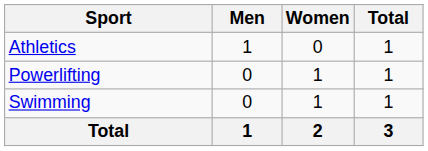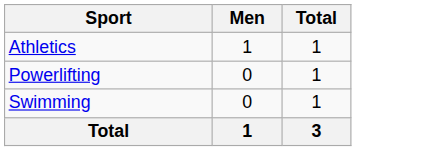- column: (318, 18)
